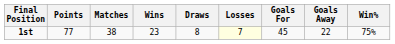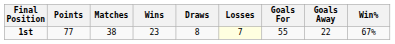(283, 33) 45 -> (283, 33) 55
(369, 33) 75% -> (369, 33) 67%
